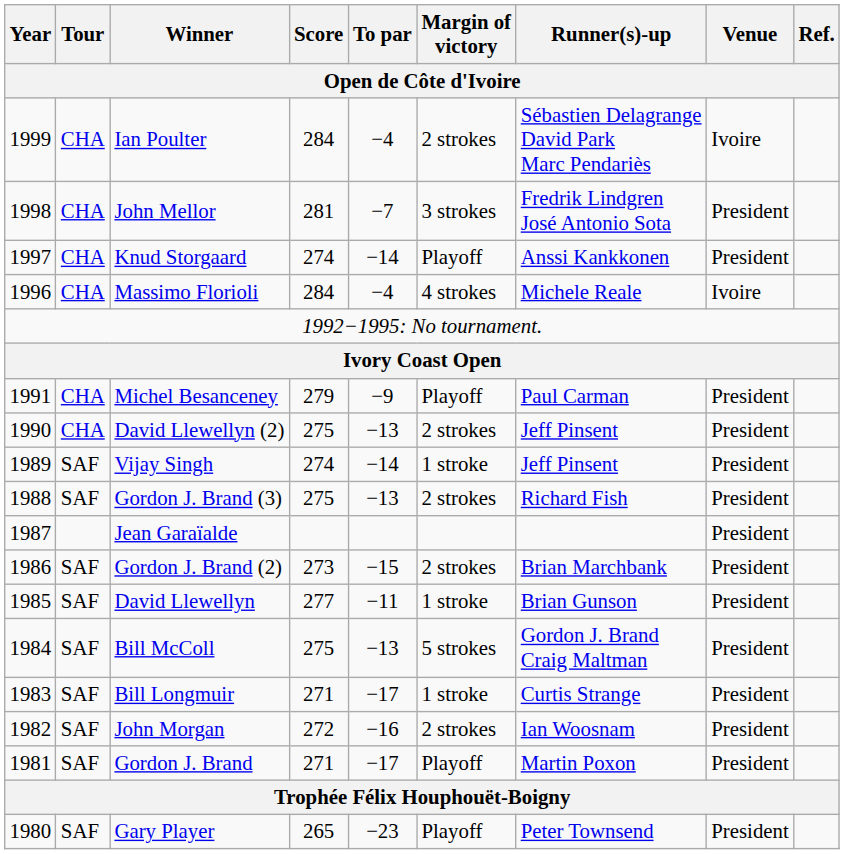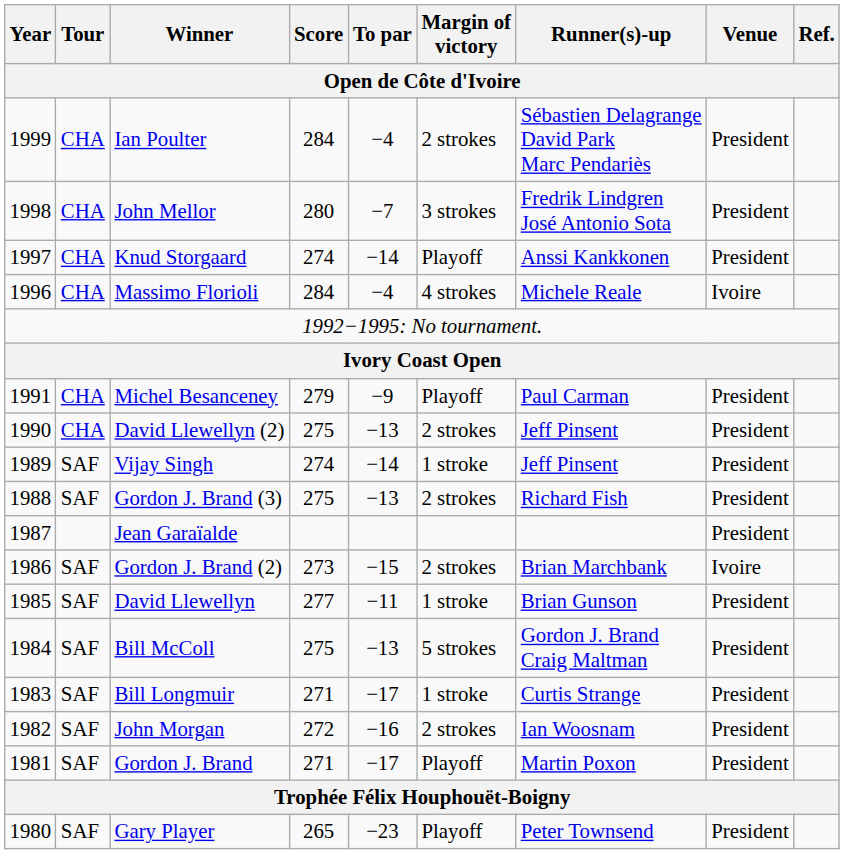(736, 139) Ivoire -> (750, 139) President
(319, 211) 281 -> (319, 211) 280
(750, 566) President -> (736, 566) Ivoire
